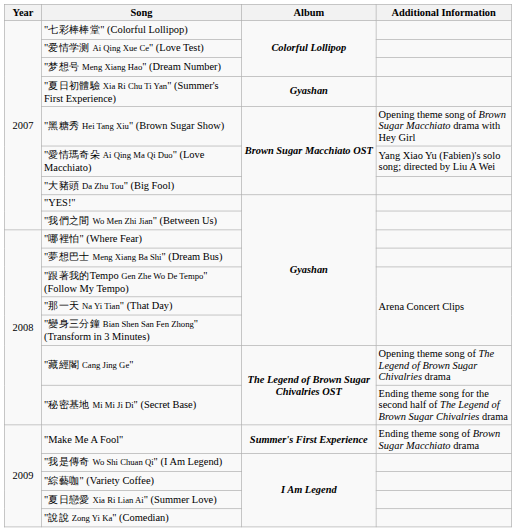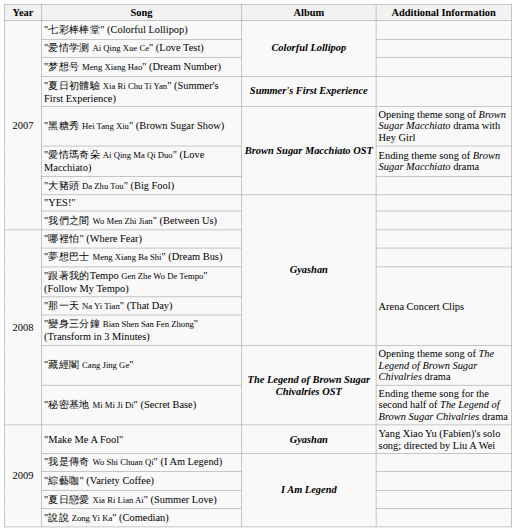(309, 91) Gyashan -> (309, 91) Summer's First Experience
(439, 161) Yang Xiao Yu (Fabien)'s solo song; directed by Liu A Wei -> (439, 161) Ending theme song of Brown Sugar Macchiato drama
(309, 439) Summer's First Experience -> (309, 439) Gyashan
(439, 439) Ending theme song of Brown Sugar Macchiato drama -> (439, 439) Yang Xiao Yu (Fabien)'s solo song; directed by Liu A Wei
